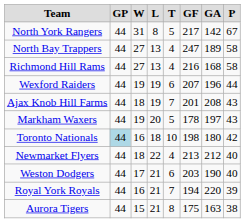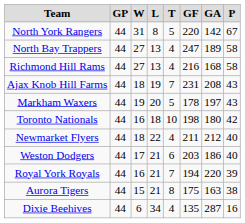(191, 31) 217 -> (191, 31) 220
- row: (57, 84)
(191, 102) 201 -> (191, 84) 231
(120, 137) lightblue background -> (120, 119) no background
(191, 155) 213 -> (191, 137) 211
(213, 173) 190 -> (213, 155) 186
+ row: (57, 208)
